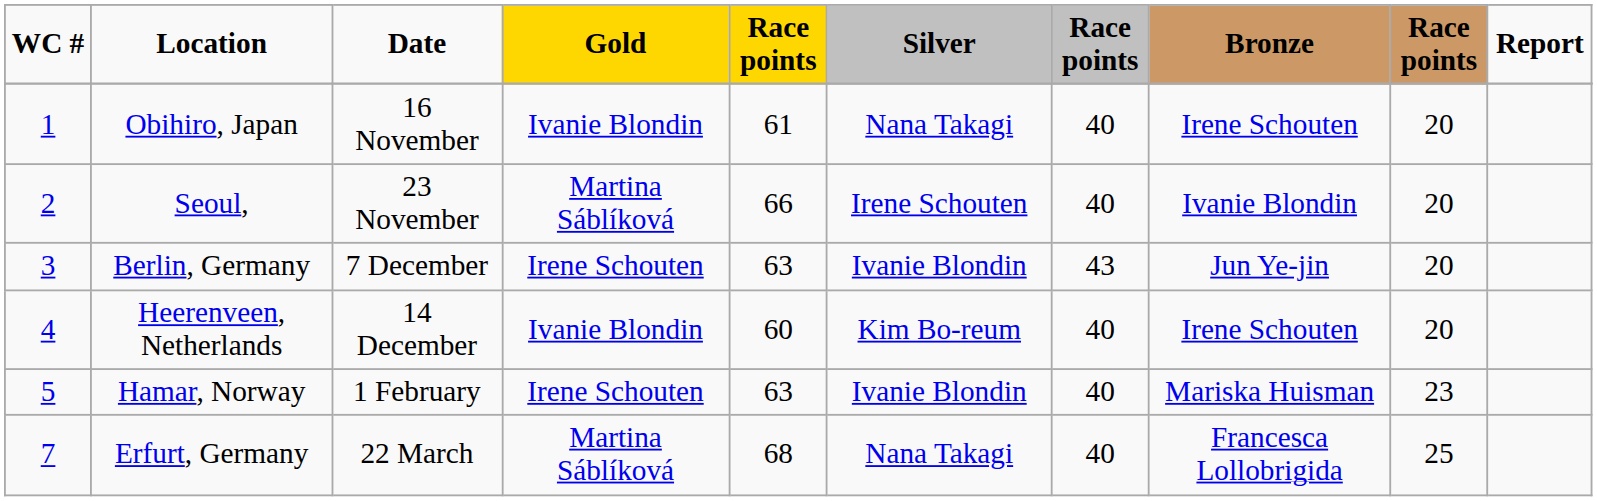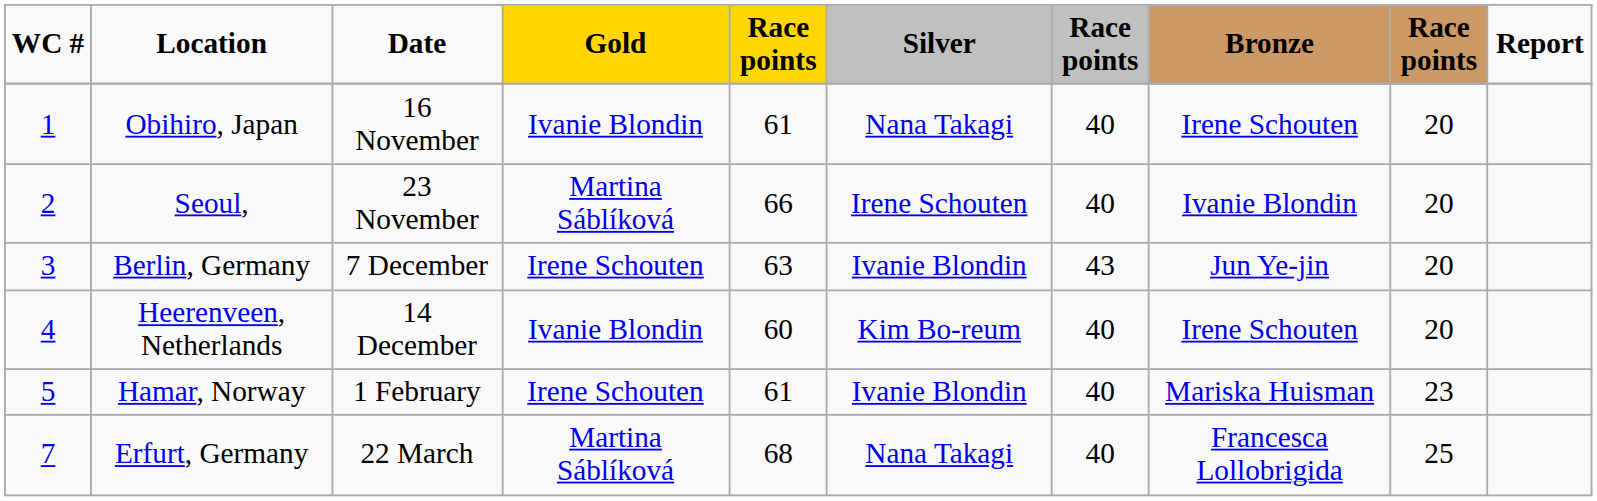(778, 391) 63 -> (778, 391) 61
